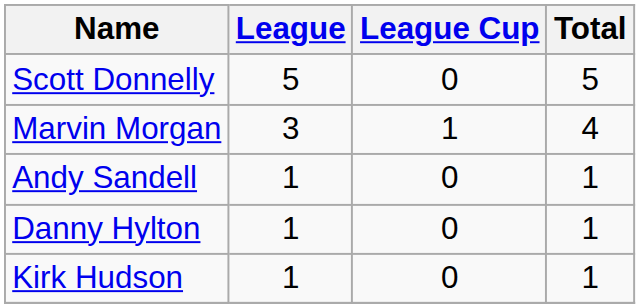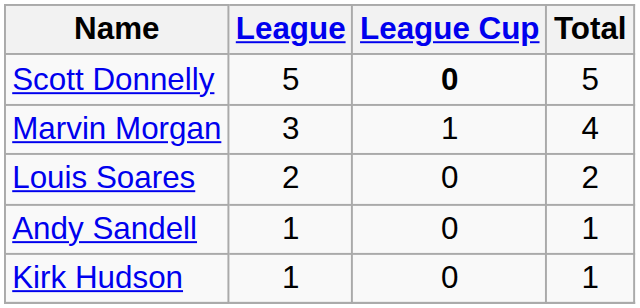(450, 79) normal -> (450, 79) bold
+ row: (104, 178)
- row: (106, 228)
